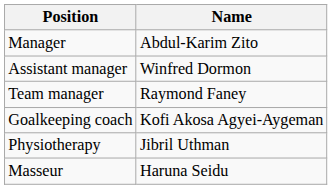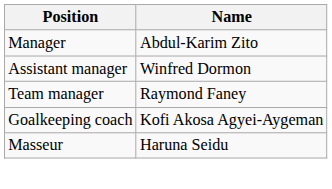- row: (54, 145)
